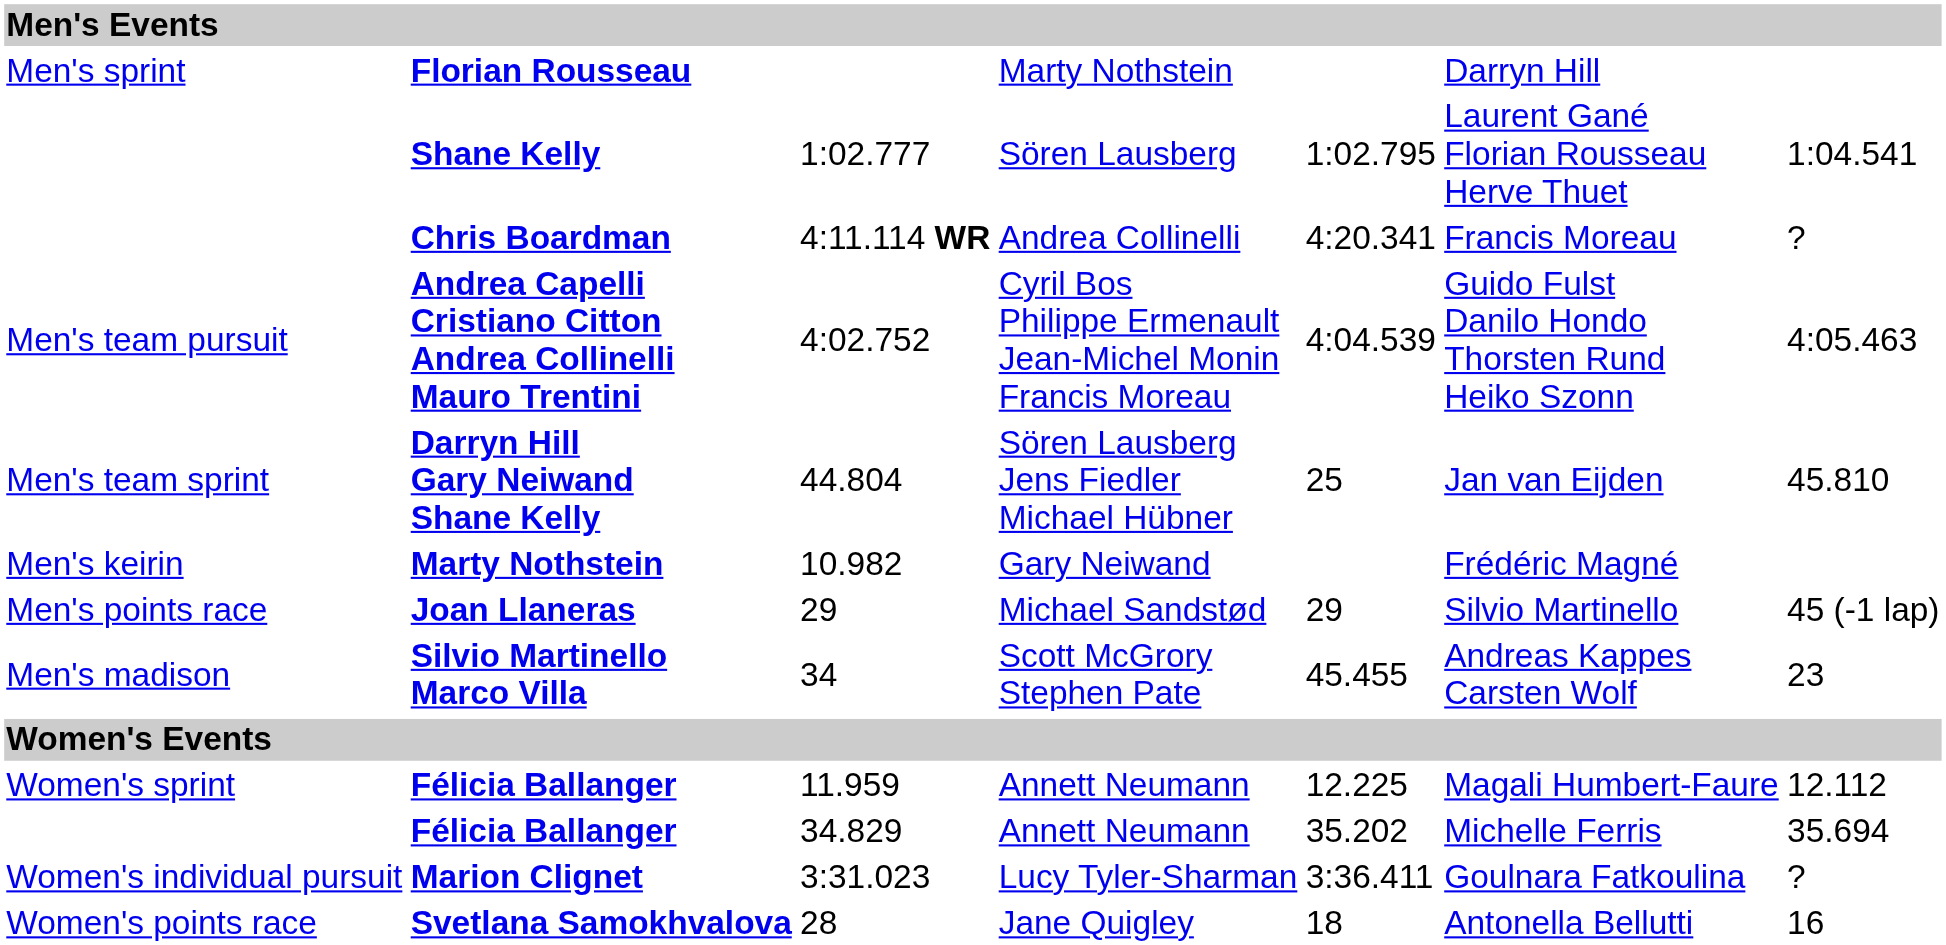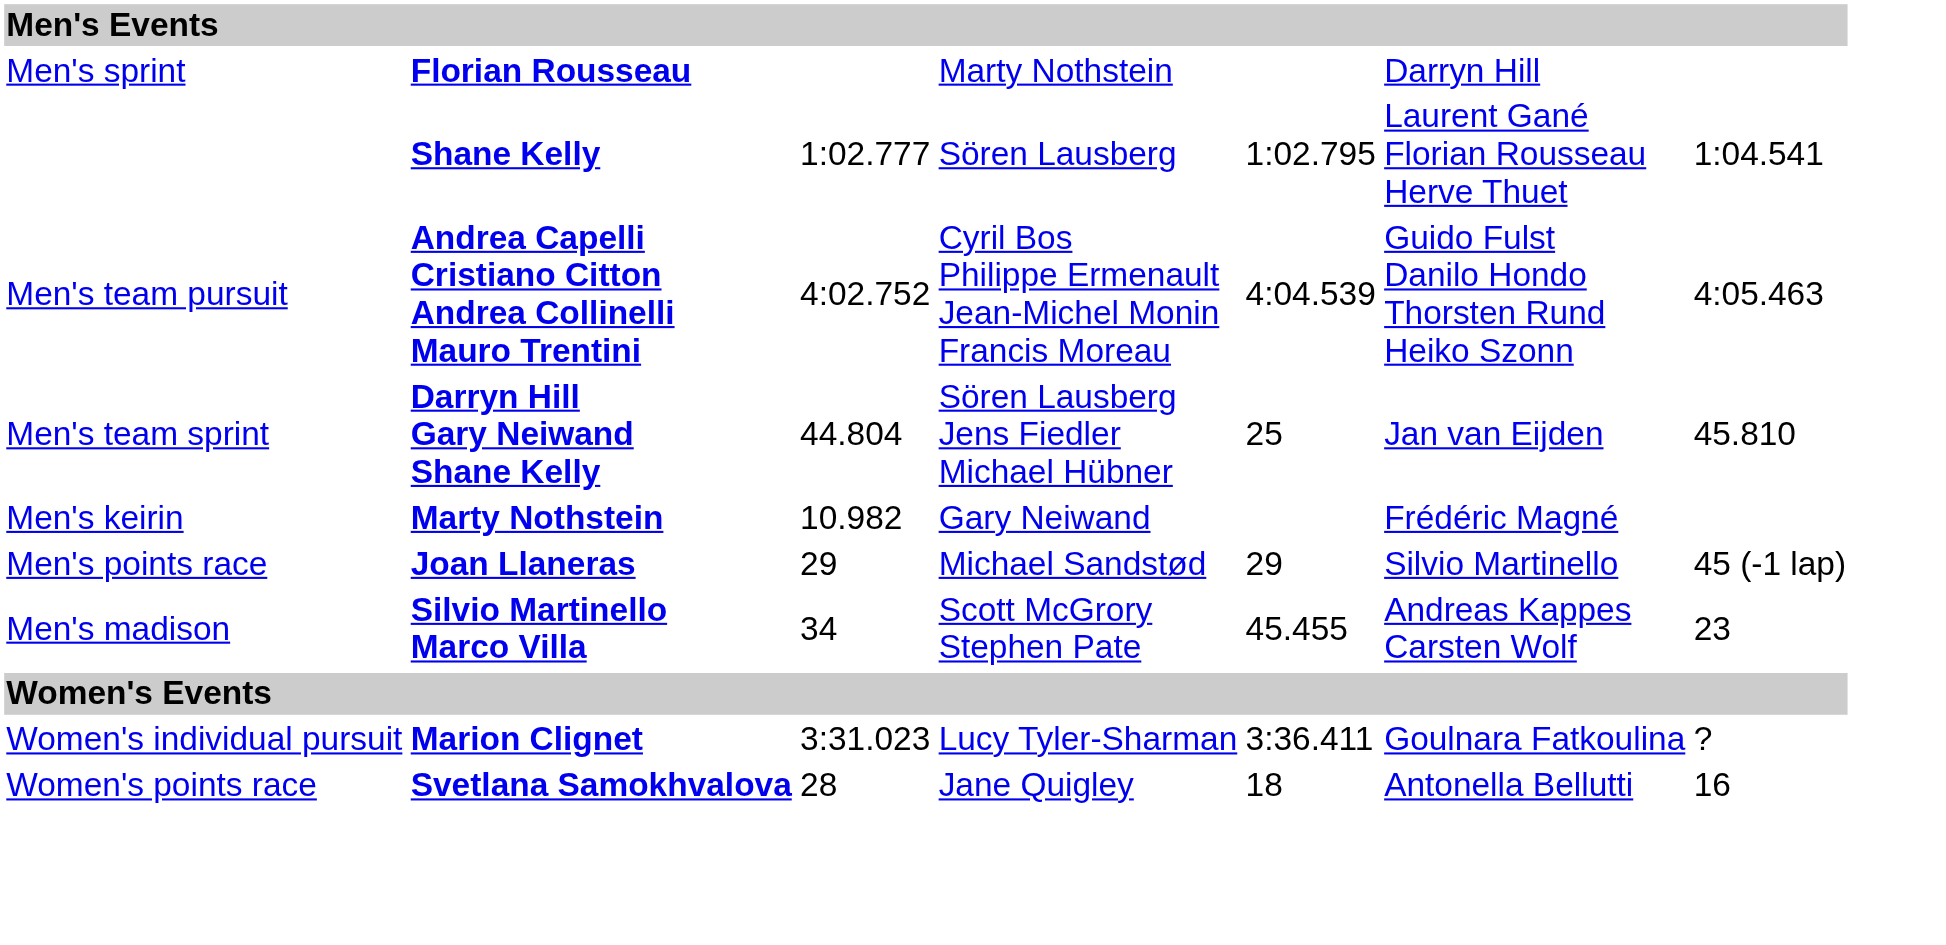- row: (541, 237)
- row: (544, 785)
- row: (544, 831)
